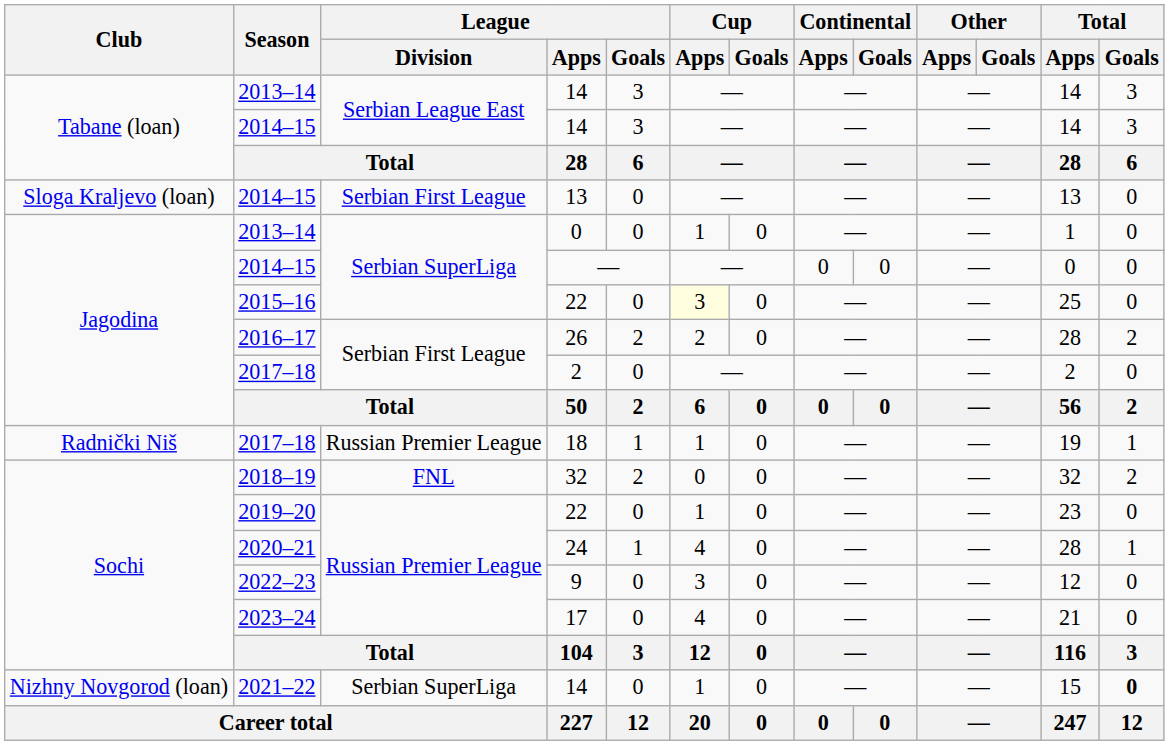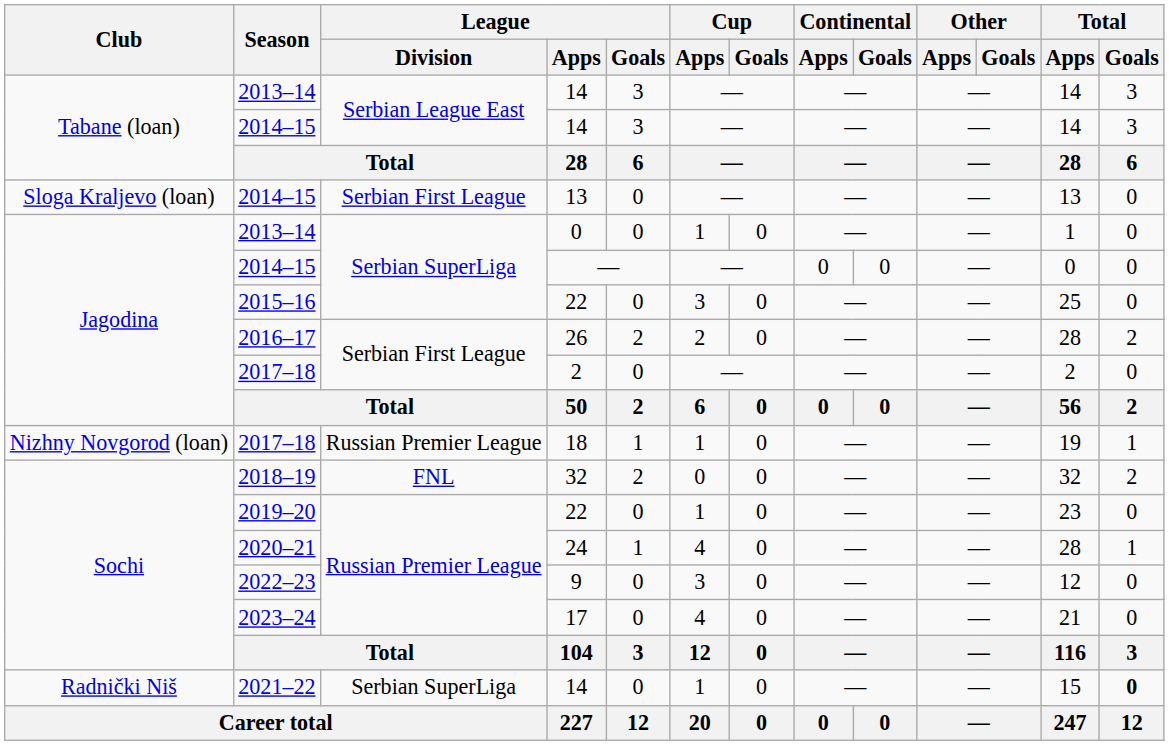(700, 302) lightyellow background -> (700, 302) no background
(119, 442) Radnički Niš -> (119, 442) Nizhny Novgorod (loan)
(119, 687) Nizhny Novgorod (loan) -> (119, 687) Radnički Niš
